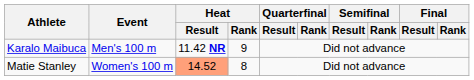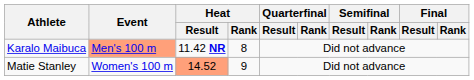(124, 49) no background -> (124, 49) lightsalmon background
(244, 49) 9 -> (244, 49) 8
(244, 67) 8 -> (244, 67) 9
